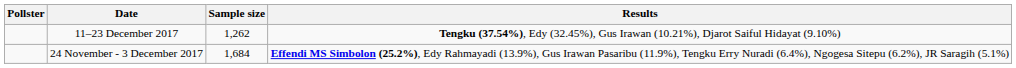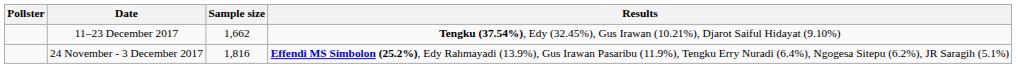(237, 34) 1,262 -> (237, 34) 1,662
(237, 53) 1,684 -> (237, 53) 1,816
